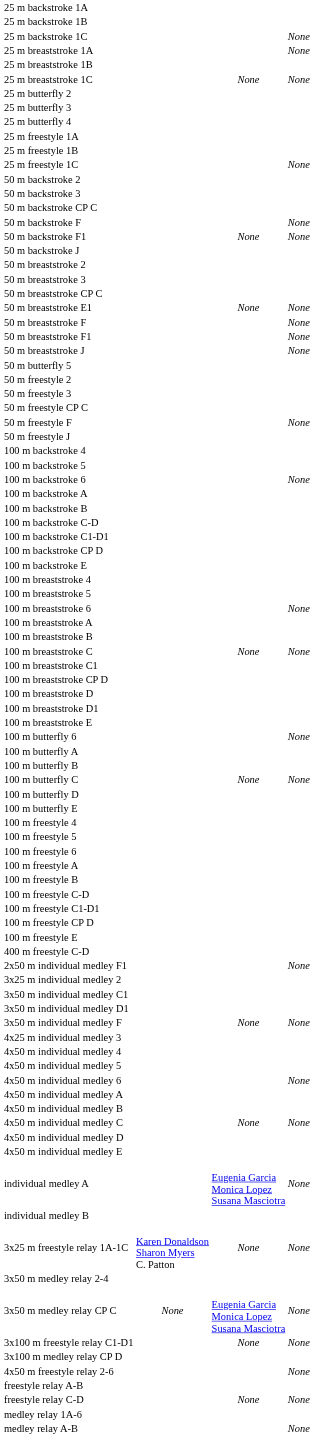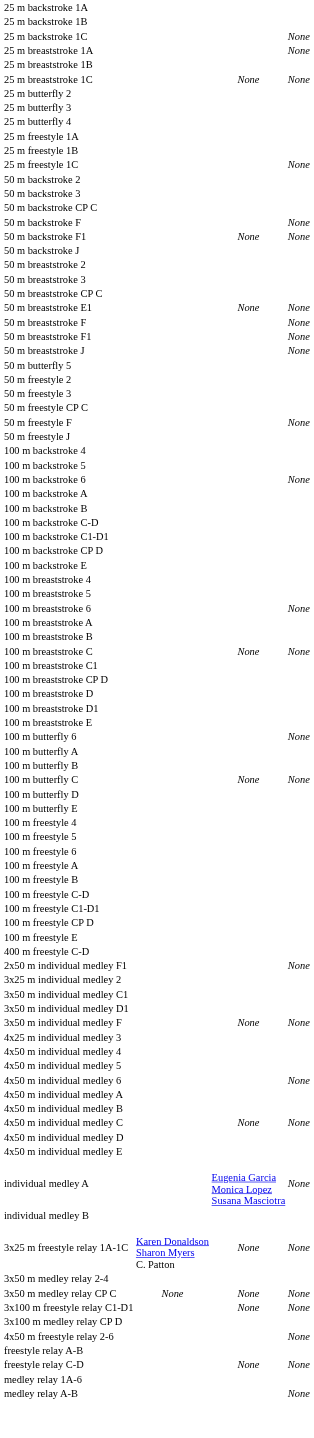(248, 1317) Eugenia Garcia Monica Lopez Susana Masciotra -> (248, 1293) None
